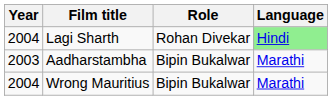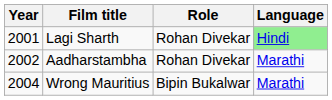(24, 38) 2004 -> (24, 38) 2001
(24, 60) 2003 -> (24, 60) 2002
(203, 60) Bipin Bukalwar -> (203, 60) Rohan Divekar
